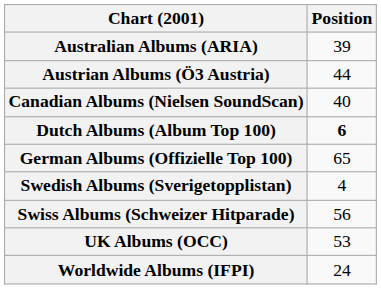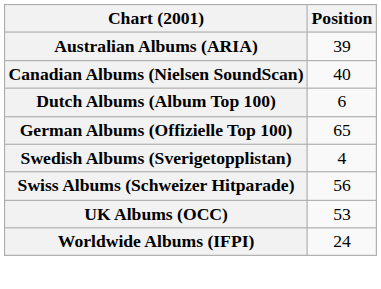- row: (156, 74)
(342, 130) bold -> (342, 102) normal
